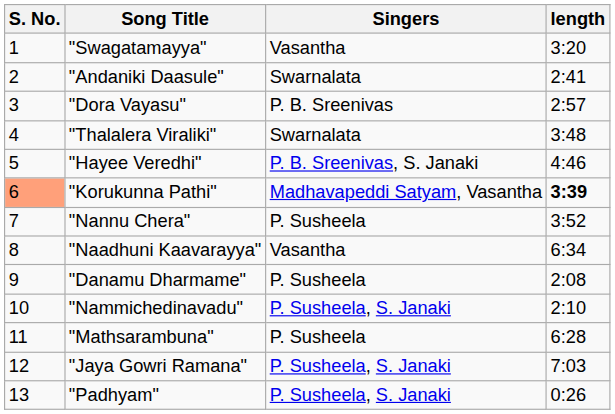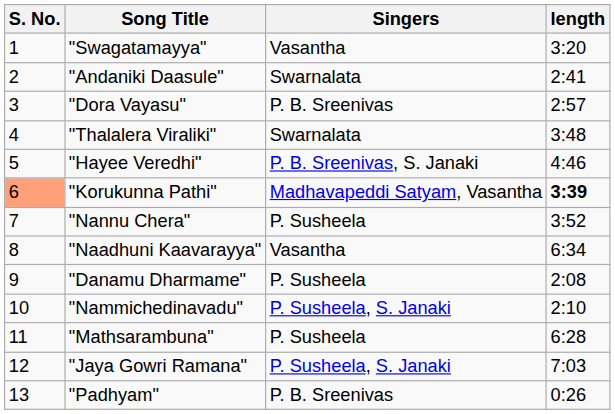(360, 395) P. Susheela, S. Janaki -> (331, 395) P. B. Sreenivas
